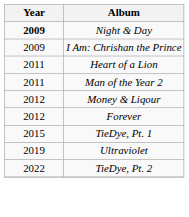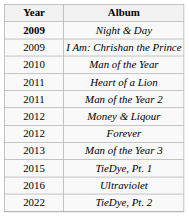+ row: (124, 64)
+ row: (124, 151)
(34, 151) 2019 -> (34, 185) 2016
